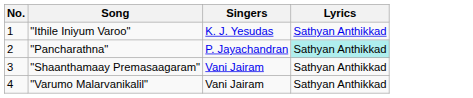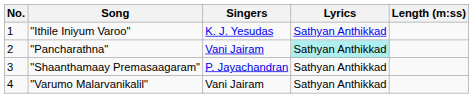+ column: (429, 13)
(247, 49) P. Jayachandran -> (235, 49) Vani Jairam
(235, 67) Vani Jairam -> (247, 67) P. Jayachandran
